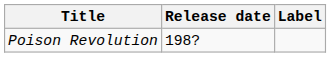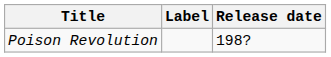columns swapped: (218, 17) <-> (300, 17)
